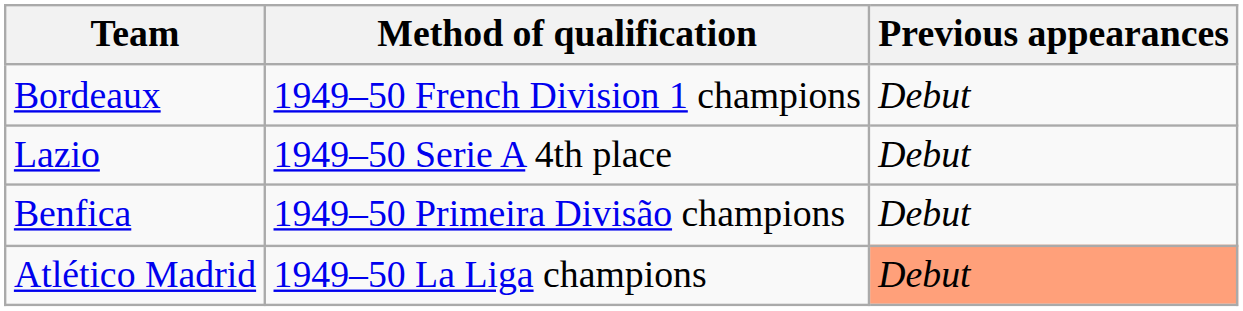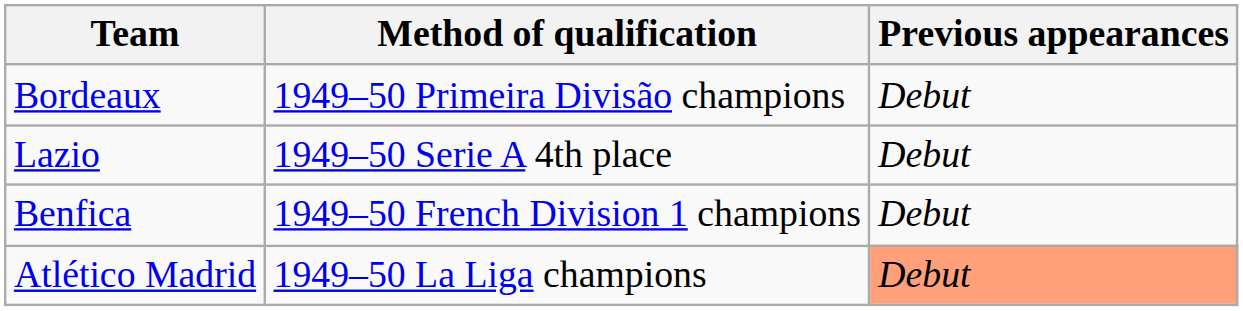(567, 94) 1949–50 French Division 1 champions -> (559, 94) 1949–50 Primeira Divisão champions
(559, 214) 1949–50 Primeira Divisão champions -> (567, 214) 1949–50 French Division 1 champions
